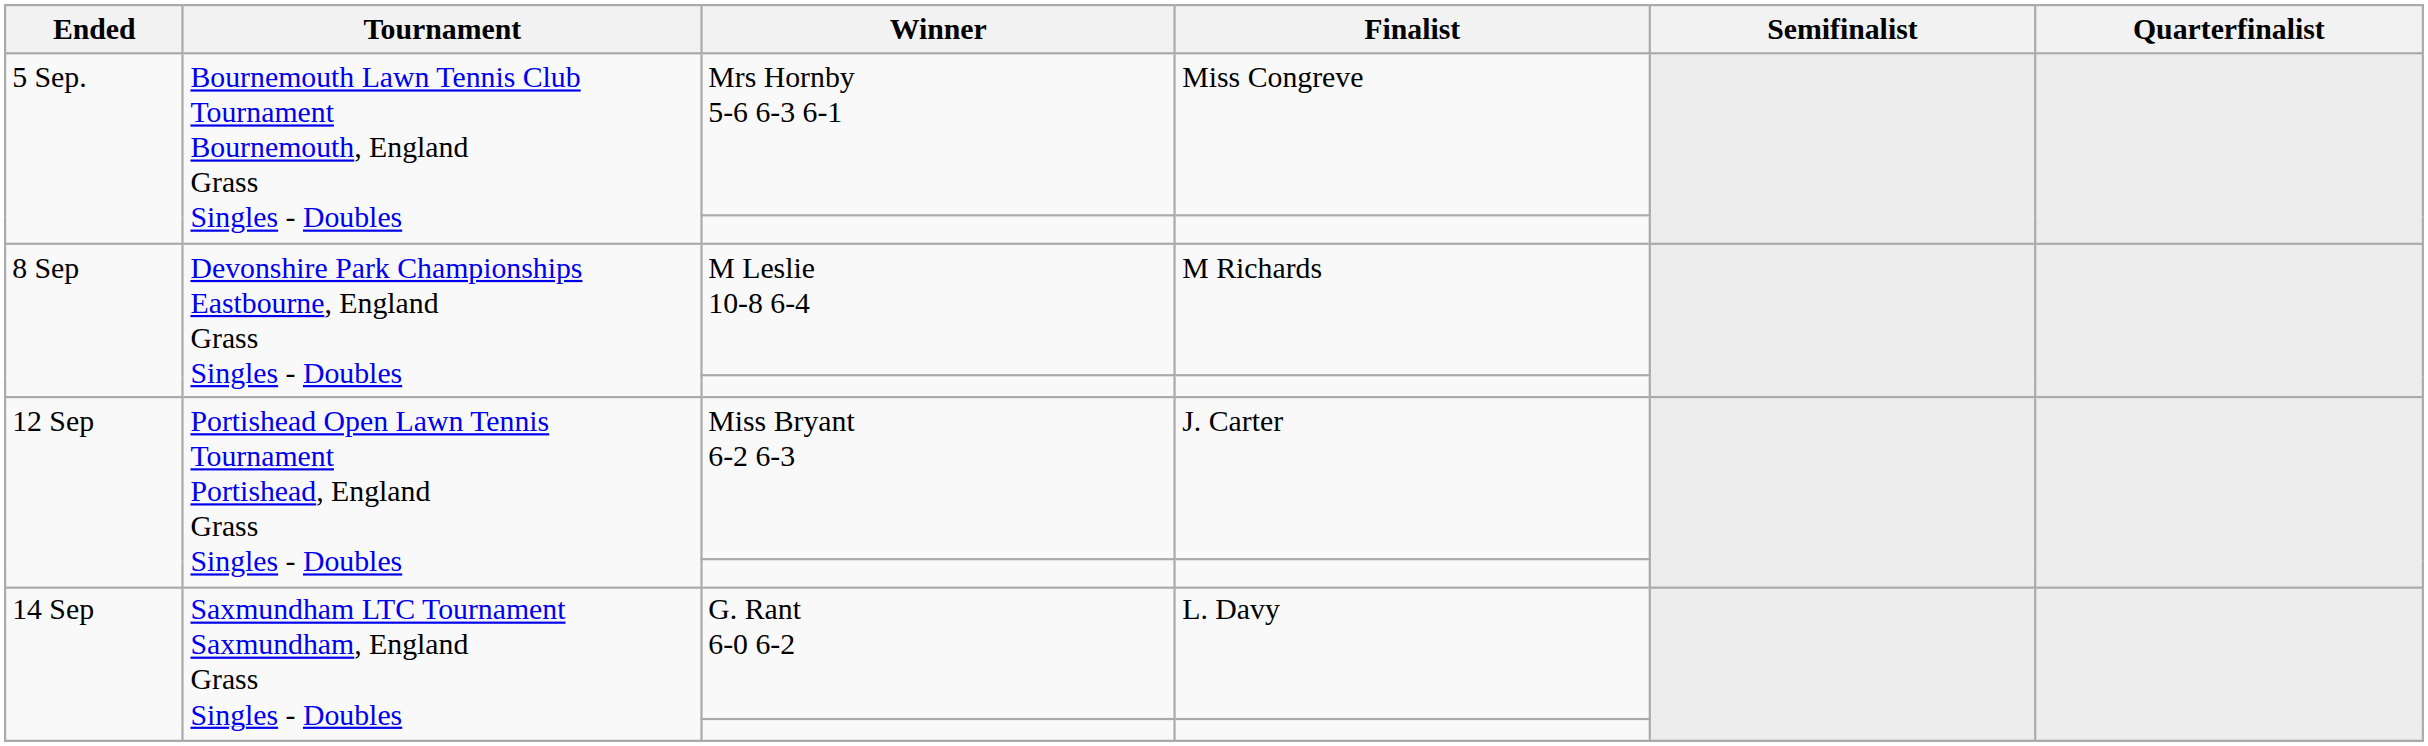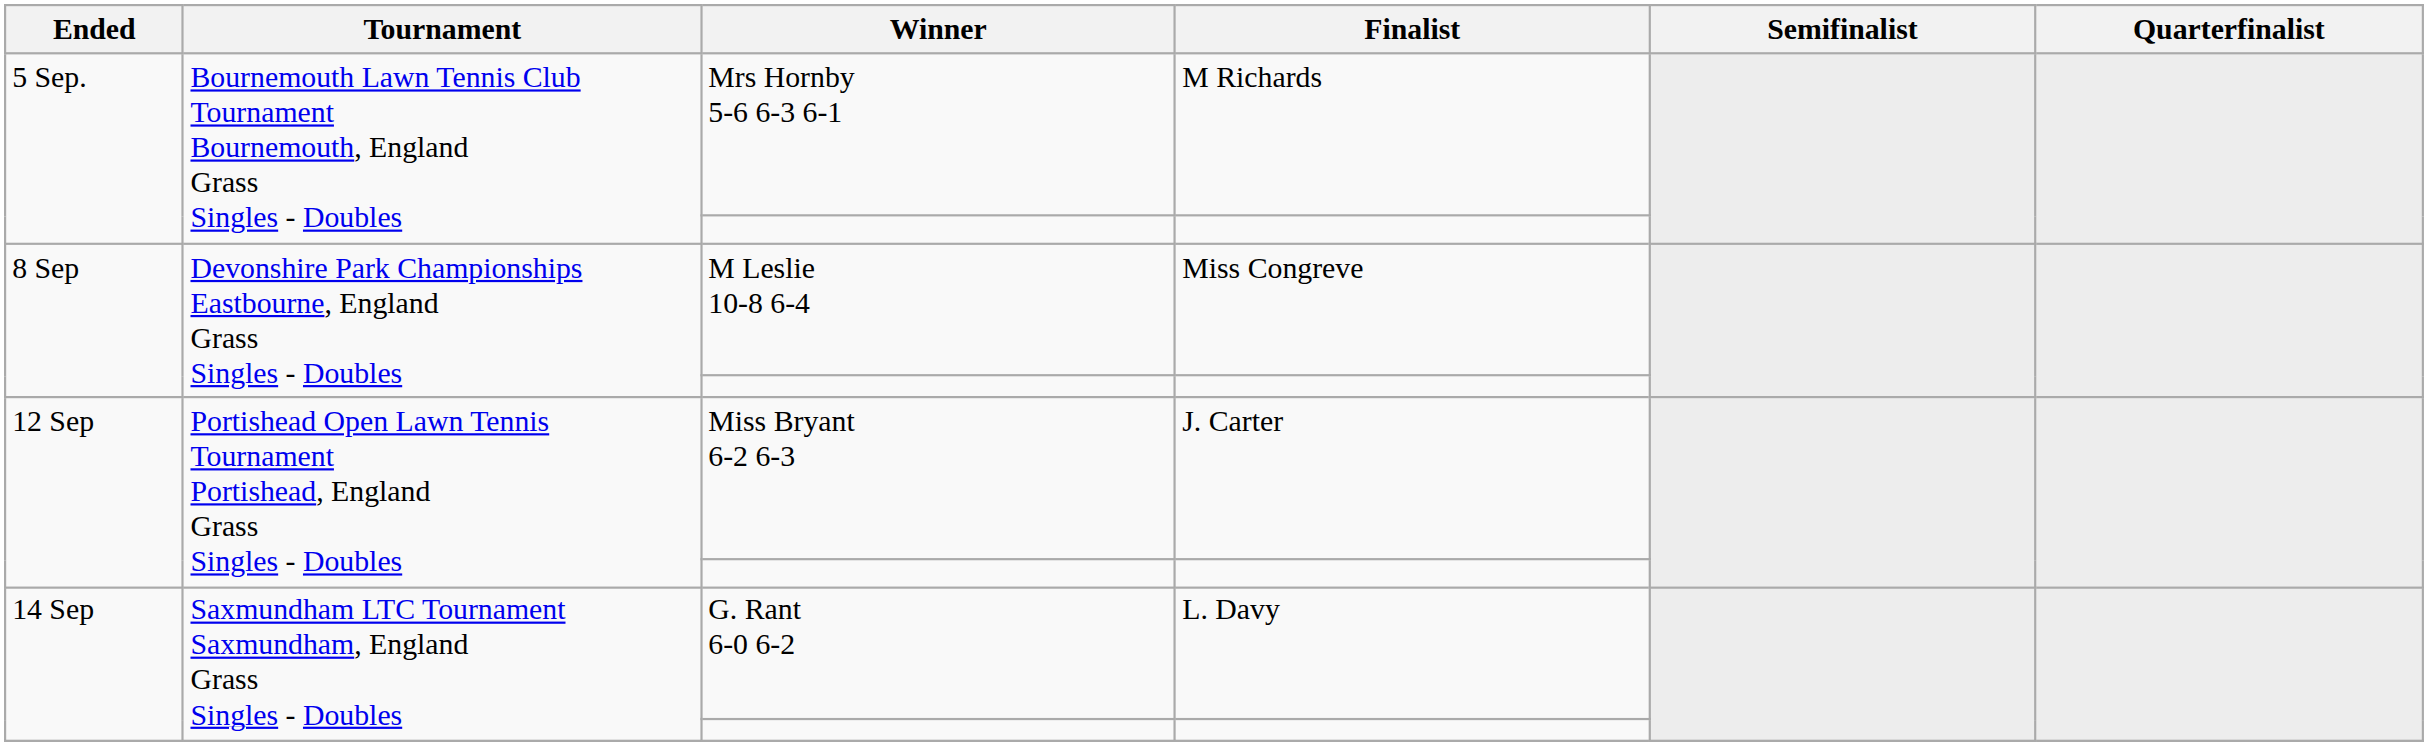(1273, 77) Miss Congreve -> (1252, 77) M Richards
(1252, 267) M Richards -> (1273, 267) Miss Congreve
